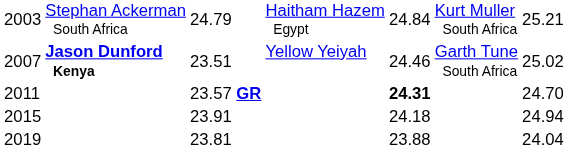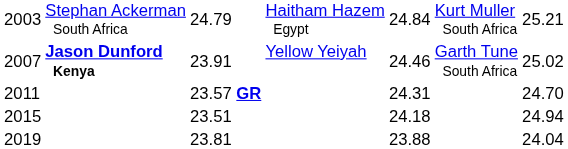(211, 61) 23.51 -> (211, 61) 23.91
(410, 93) bold -> (410, 93) normal
(211, 116) 23.91 -> (211, 116) 23.51
